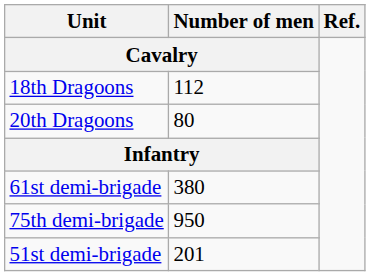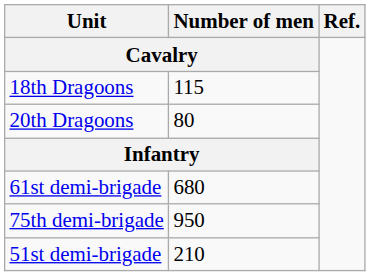(189, 87) 112 -> (189, 87) 115
(189, 187) 380 -> (189, 187) 680
(189, 253) 201 -> (189, 253) 210
